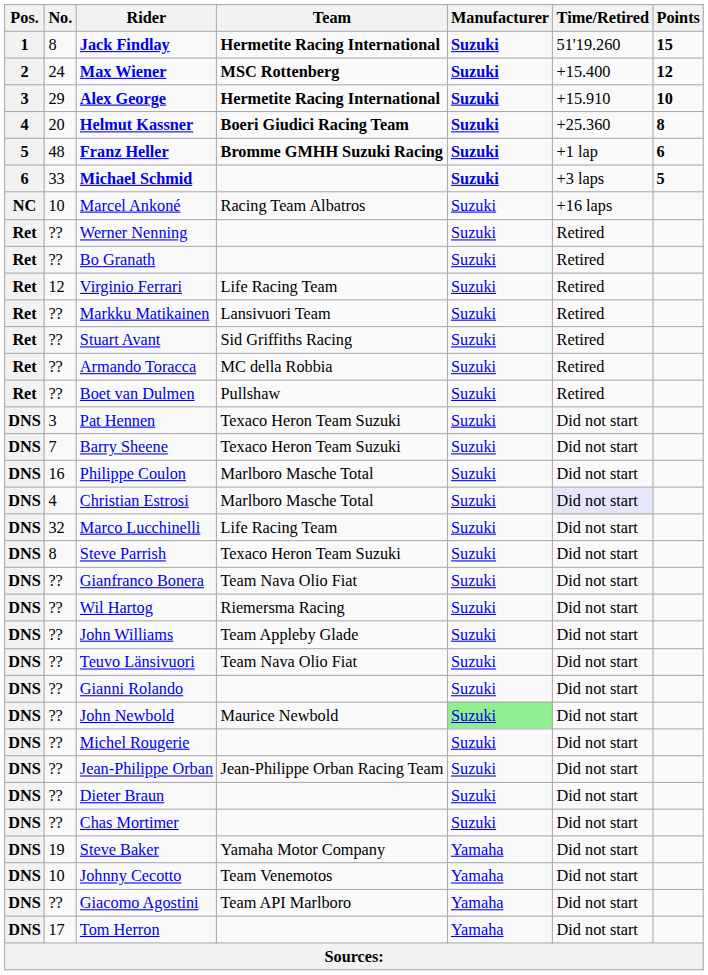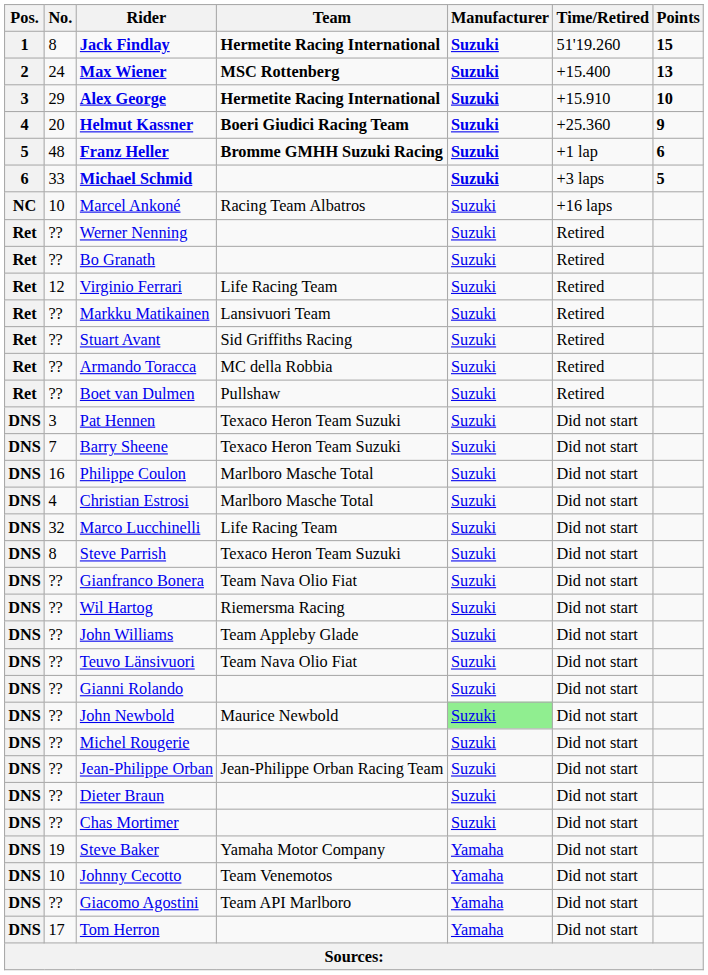(665, 71) 12 -> (665, 71) 13
(661, 125) 8 -> (661, 125) 9
(597, 500) lavender background -> (597, 500) no background
